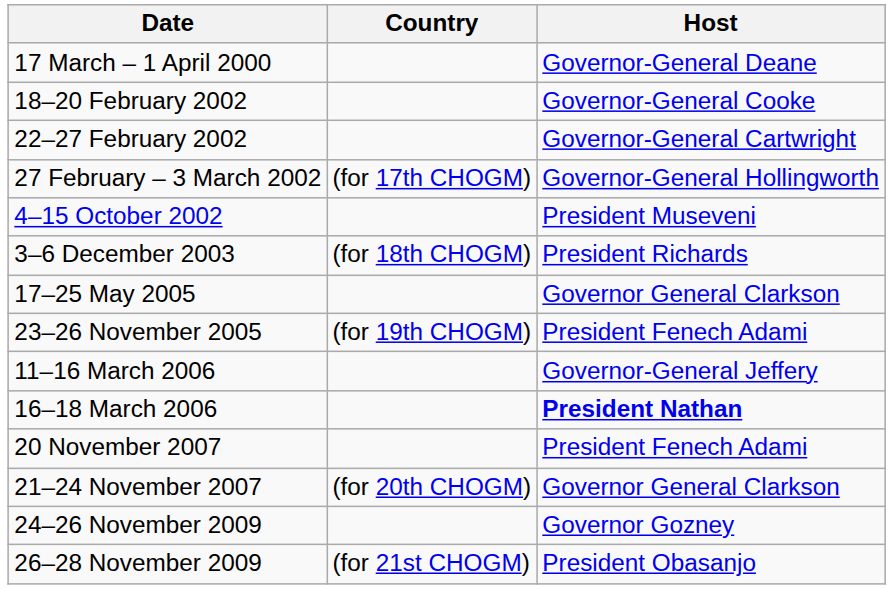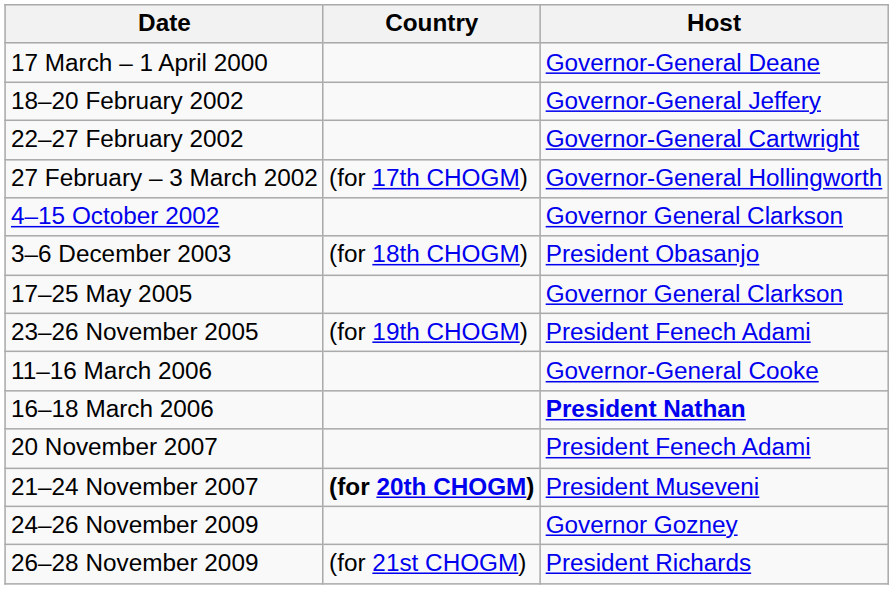(679, 100) Governor-General Cooke -> (683, 100) Governor-General Jeffery
(649, 216) President Museveni -> (694, 216) Governor General Clarkson
(645, 255) President Richards -> (652, 255) President Obasanjo
(680, 370) Governor-General Jeffery -> (682, 370) Governor-General Cooke
(432, 486) normal -> (432, 486) bold
(691, 486) Governor General Clarkson -> (652, 486) President Museveni
(649, 563) President Obasanjo -> (648, 563) President Richards
